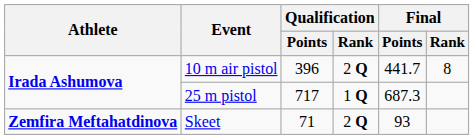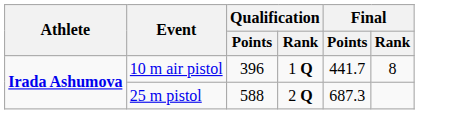(356, 69) 2 Q -> (301, 69) 1 Q
(307, 95) 717 -> (252, 95) 588
(356, 95) 1 Q -> (301, 95) 2 Q
- row: (203, 122)
